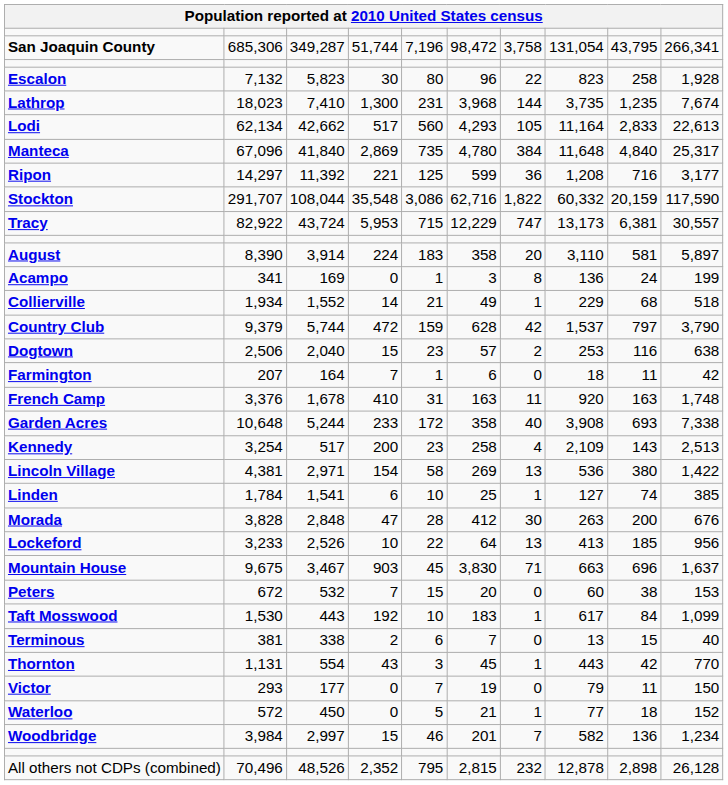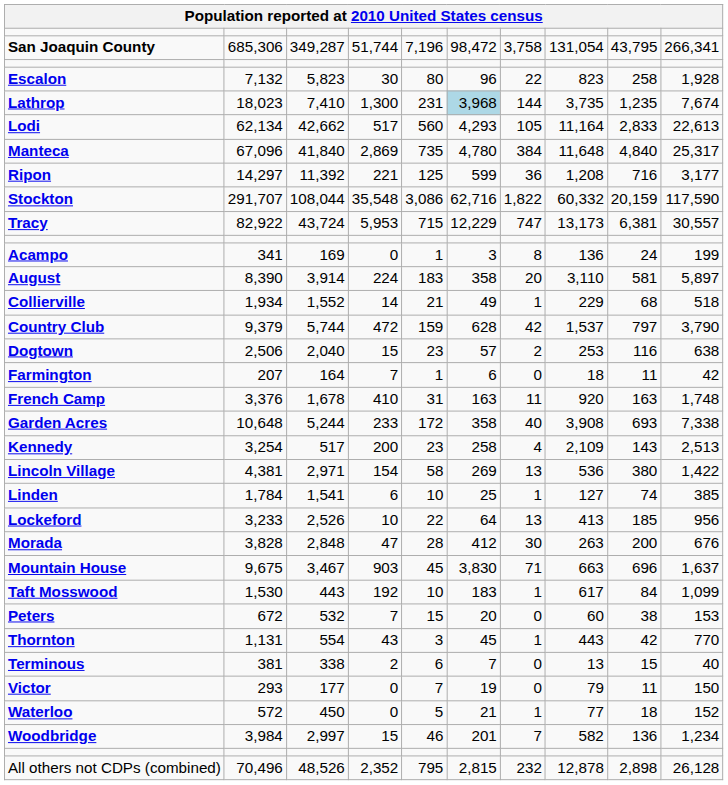(478, 102) no background -> (478, 102) lightblue background
rows swapped: (38, 278) <-> (34, 254)
rows swapped: (45, 543) <-> (35, 519)
rows swapped: (31, 592) <-> (63, 616)
rows swapped: (46, 640) <-> (41, 664)
